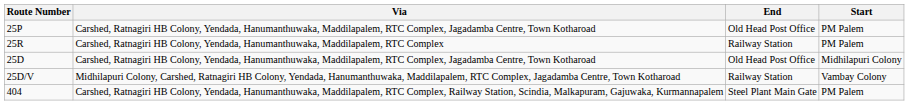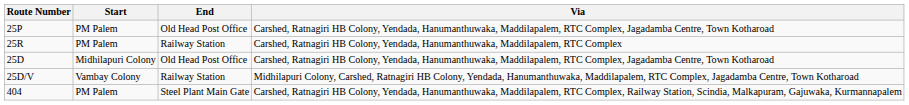columns swapped: (862, 12) <-> (399, 12)
